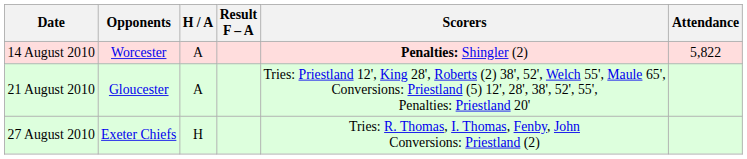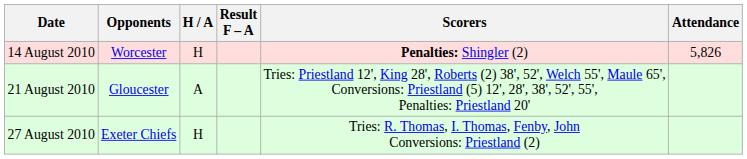(198, 52) A -> (198, 52) H
(706, 52) 5,822 -> (706, 52) 5,826
